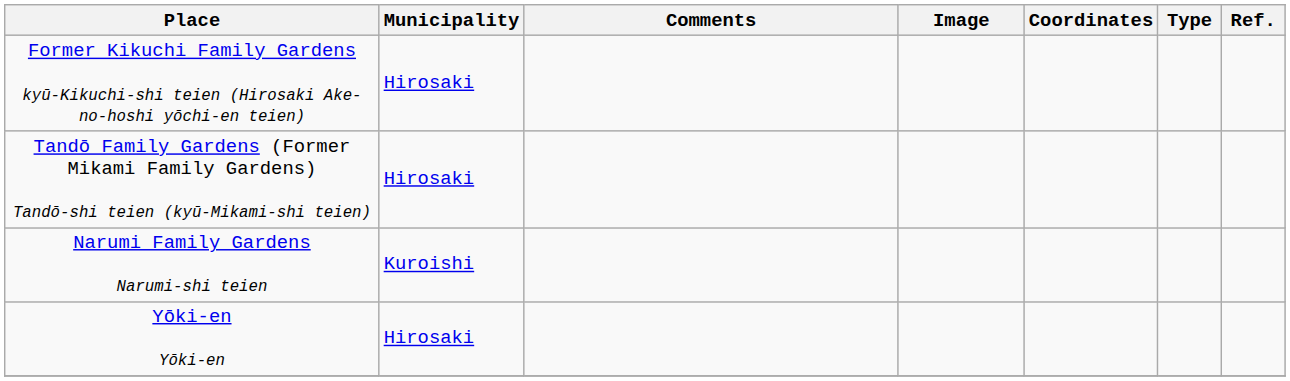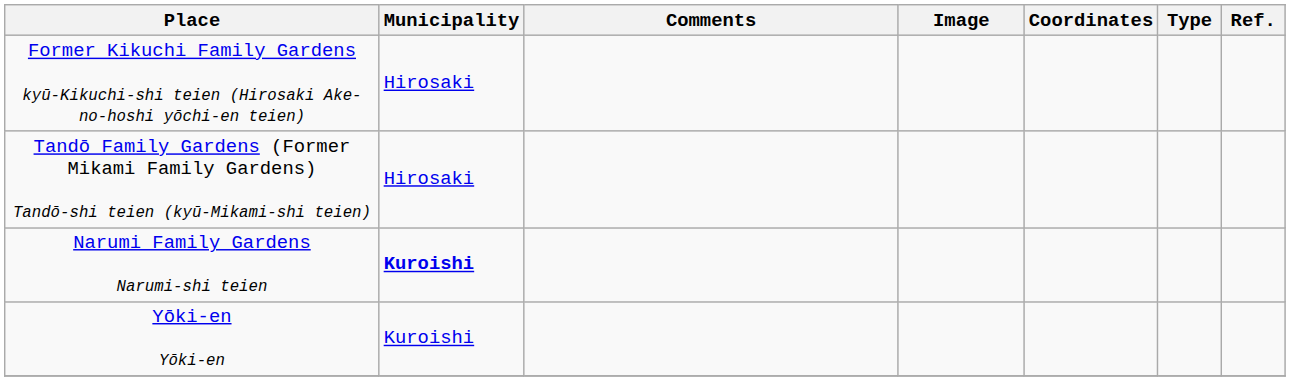(429, 265) normal -> (429, 265) bold
(429, 339) Hirosaki -> (429, 339) Kuroishi
